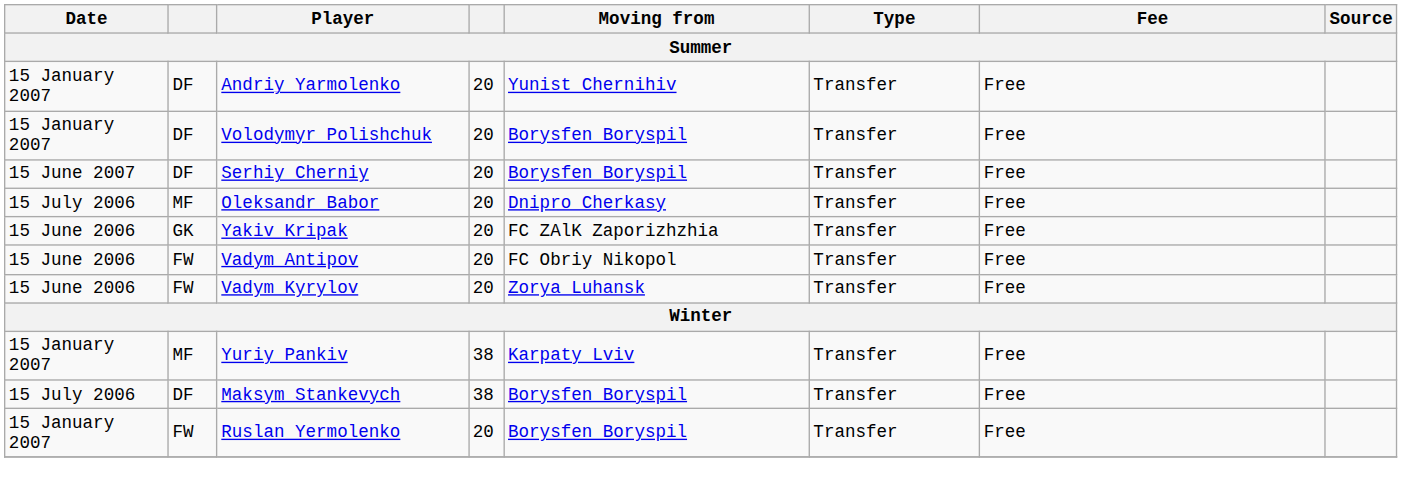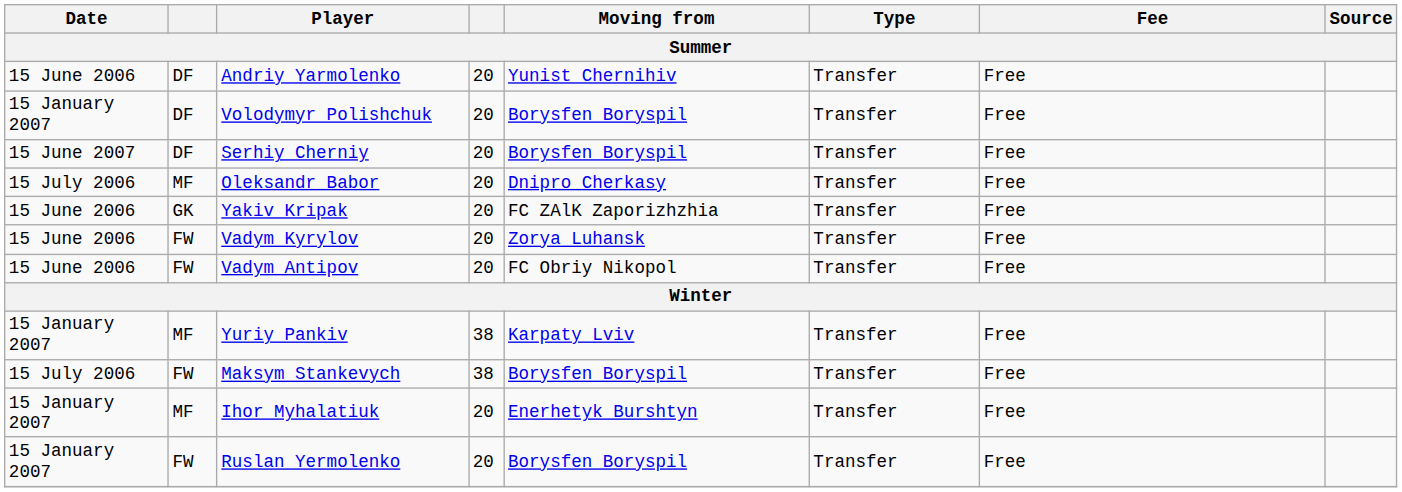(62, 86) 15 January 2007 -> (72, 76) 15 June 2006
rows swapped: (290, 260) <-> (290, 288)
(183, 394) DF -> (183, 374) FW
+ row: (300, 413)
